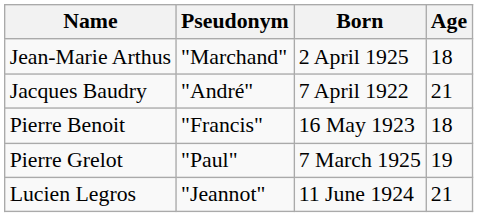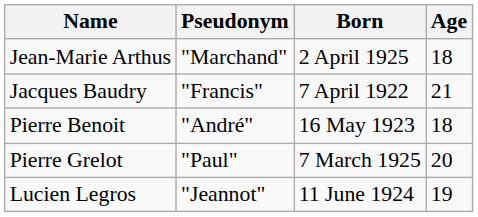(217, 90) "André" -> (222, 90) "Francis"
(222, 125) "Francis" -> (217, 125) "André"
(442, 159) 19 -> (442, 159) 20
(442, 194) 21 -> (442, 194) 19
